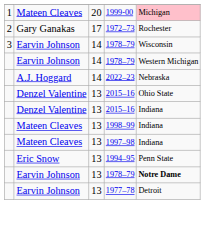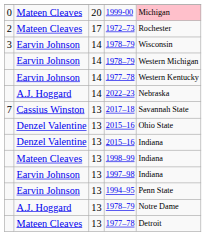(9, 12) 1 -> (9, 12) 0
(46, 28) Gary Ganakas -> (49, 28) Mateen Cleaves
+ row: (96, 77)
+ row: (96, 110)
(49, 142) Mateen Cleaves -> (48, 175) Earvin Johnson
(38, 158) Eric Snow -> (48, 191) Earvin Johnson
(48, 175) Earvin Johnson -> (44, 207) A.J. Hoggard
(160, 175) bold -> (159, 207) normal
(48, 191) Earvin Johnson -> (49, 223) Mateen Cleaves
